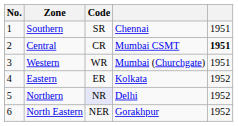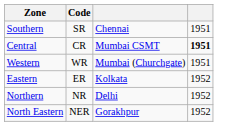- column: (14, 12)
(99, 95) lavender background -> (79, 95) no background
